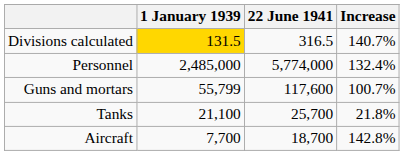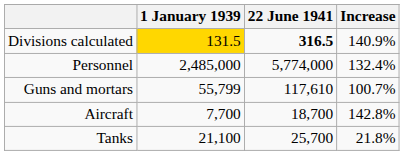(316, 41) normal -> (316, 41) bold
(372, 41) 140.7% -> (372, 41) 140.9%
(309, 89) 117,600 -> (309, 89) 117,610
rows swapped: (115, 114) <-> (109, 138)
